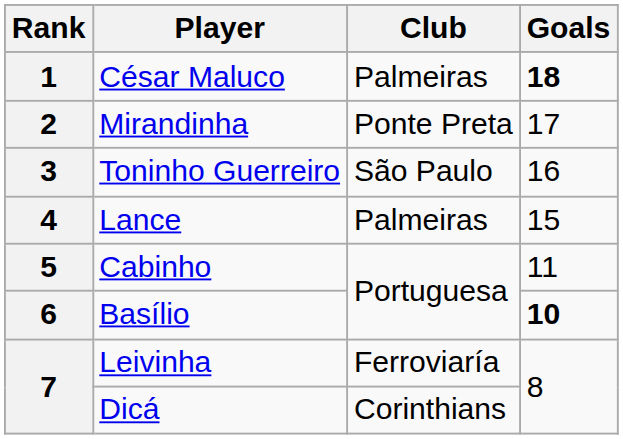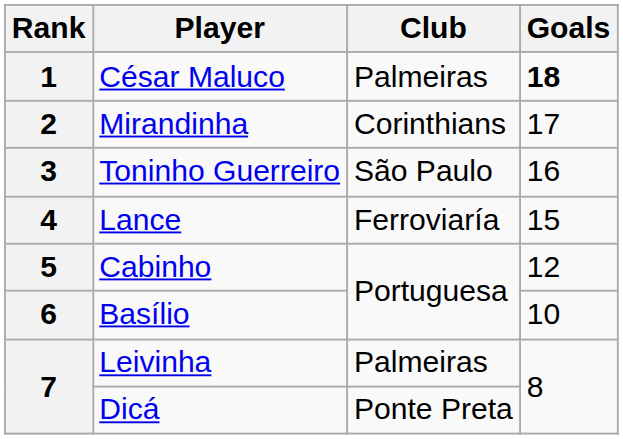(433, 123) Ponte Preta -> (430, 123) Corinthians
(421, 219) Palmeiras -> (427, 219) Ferroviaría
(542, 266) 11 -> (543, 266) 12
(543, 314) bold -> (543, 314) normal
(427, 362) Ferroviaría -> (421, 362) Palmeiras
(430, 409) Corinthians -> (433, 409) Ponte Preta
